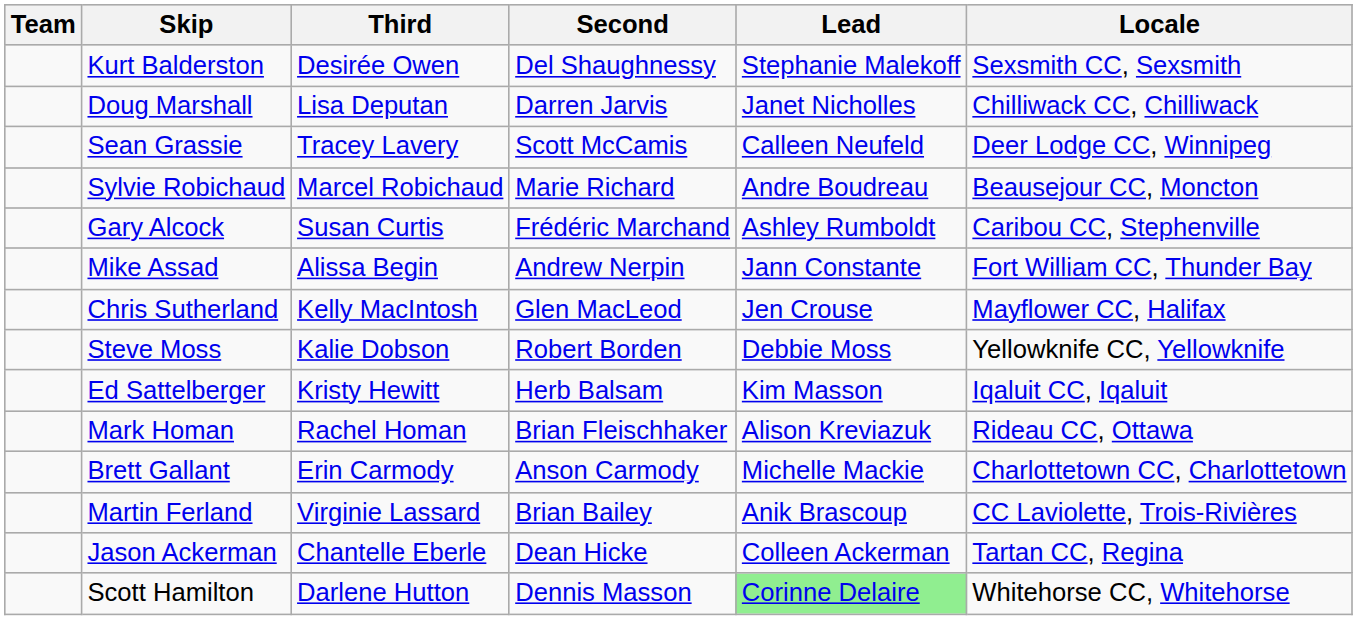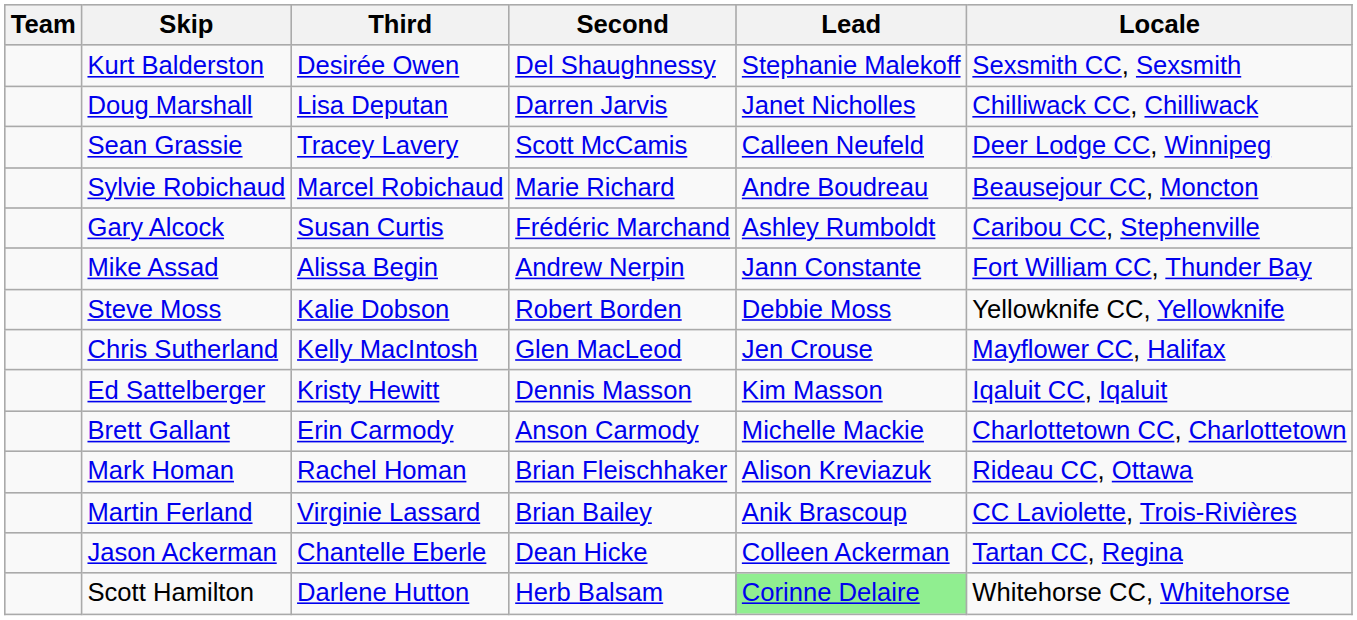rows swapped: (154, 349) <-> (183, 308)
(589, 390) Herb Balsam -> (603, 390) Dennis Masson
rows swapped: (161, 430) <-> (159, 471)
(603, 593) Dennis Masson -> (589, 593) Herb Balsam
